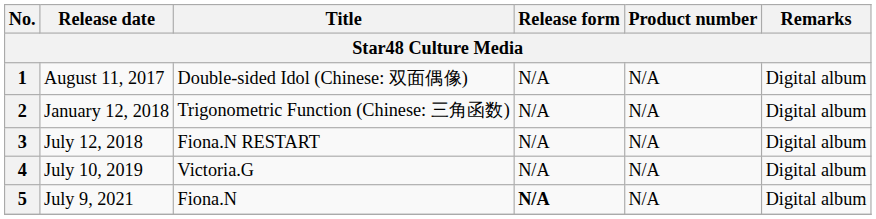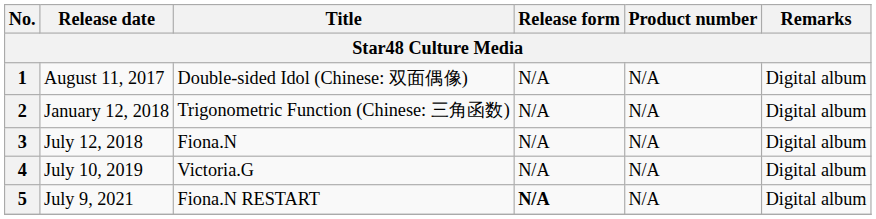(249, 141) Fiona.N RESTART -> (207, 141) Fiona.N
(207, 199) Fiona.N -> (249, 199) Fiona.N RESTART
